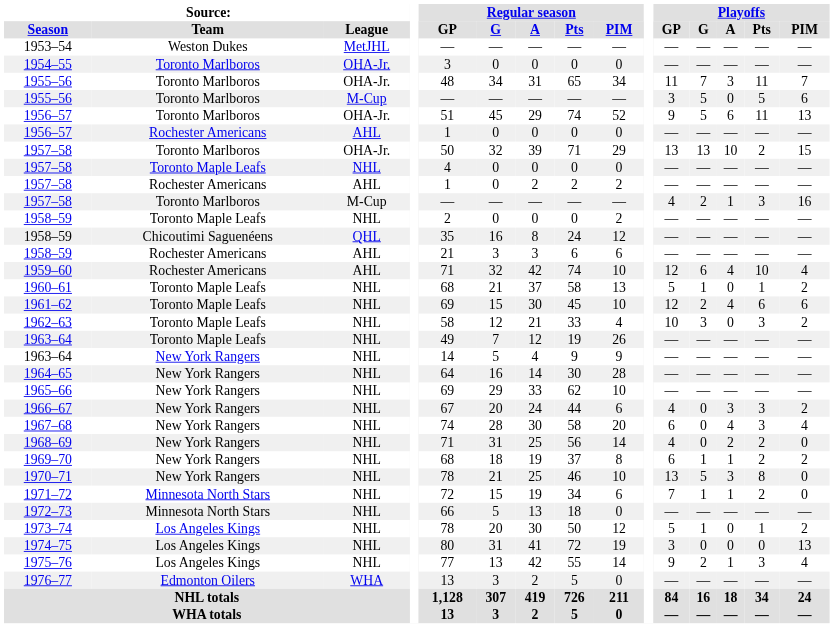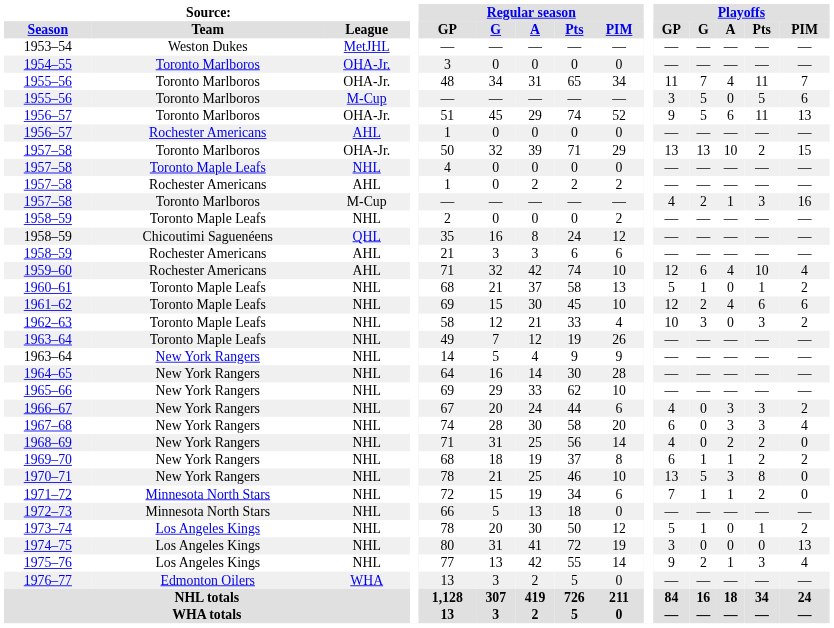(731, 81) 3 -> (731, 81) 4
(731, 425) 4 -> (731, 425) 3
